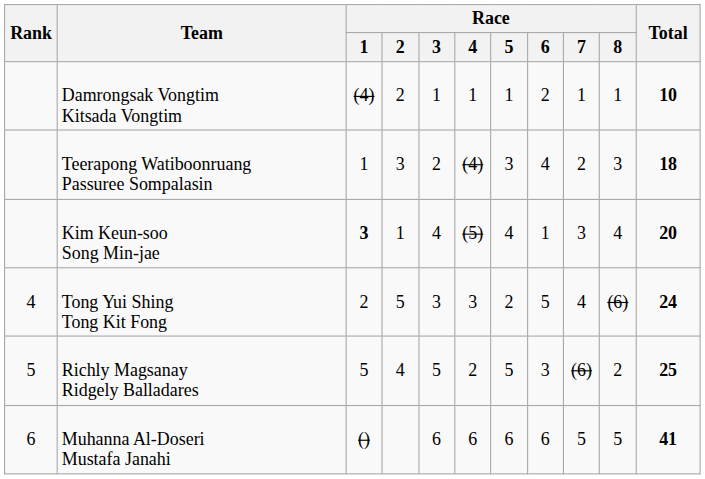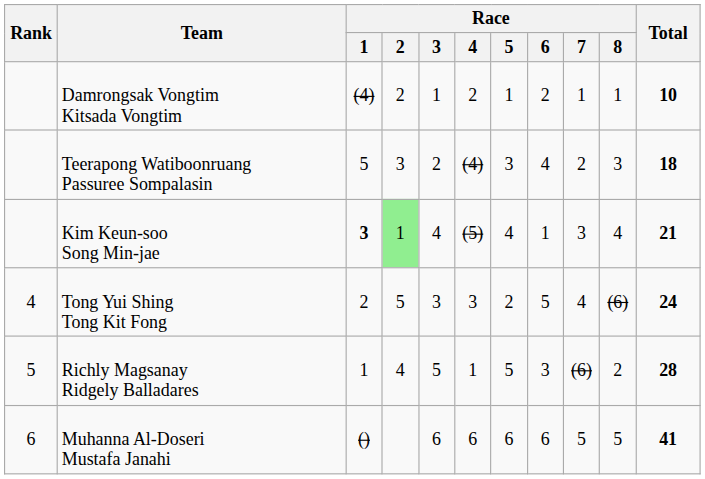(473, 95) 1 -> (473, 95) 2
(364, 164) 1 -> (364, 164) 5
(400, 233) no background -> (400, 233) lightgreen background
(668, 233) 20 -> (668, 233) 21
(364, 370) 5 -> (364, 370) 1
(473, 370) 2 -> (473, 370) 1
(668, 370) 25 -> (668, 370) 28
